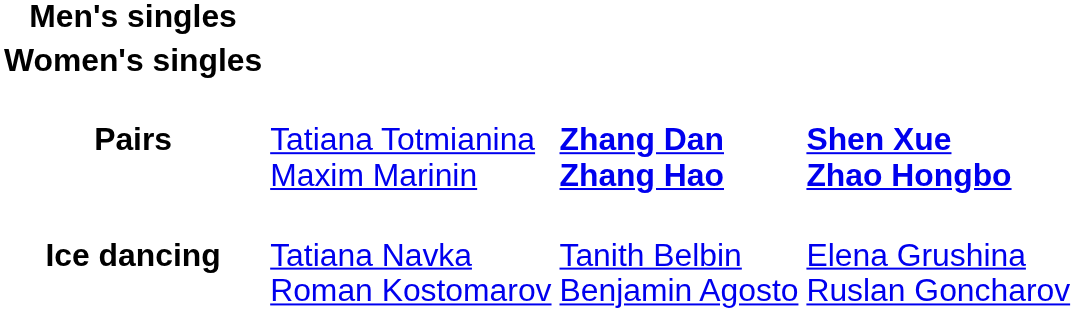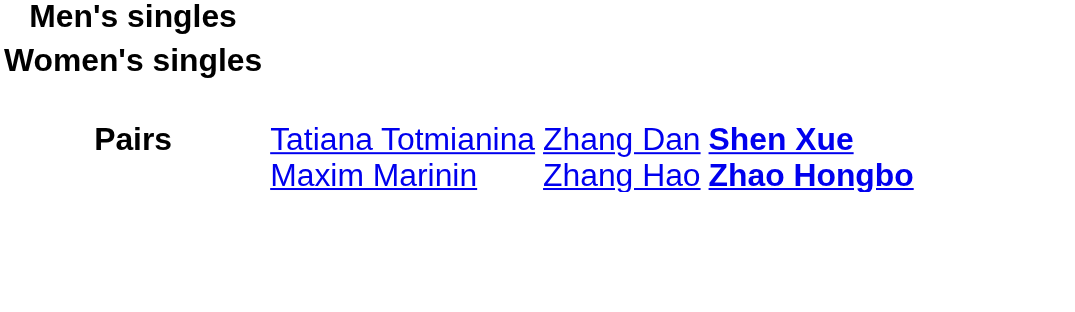(642, 157) bold -> (622, 157) normal
- row: (133, 255)
